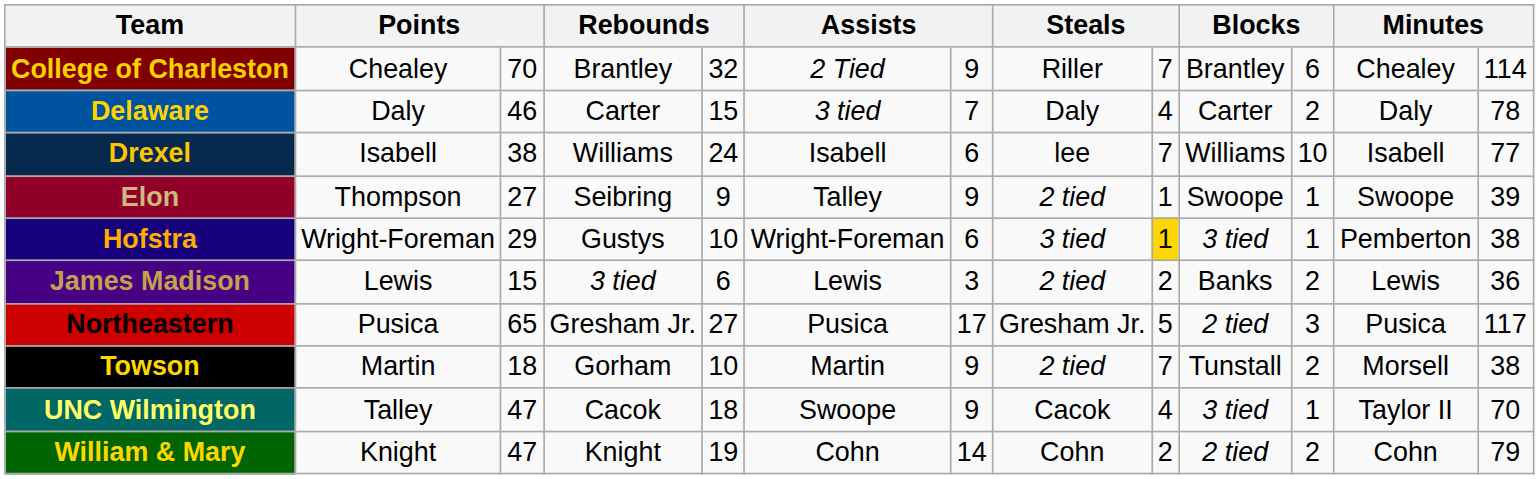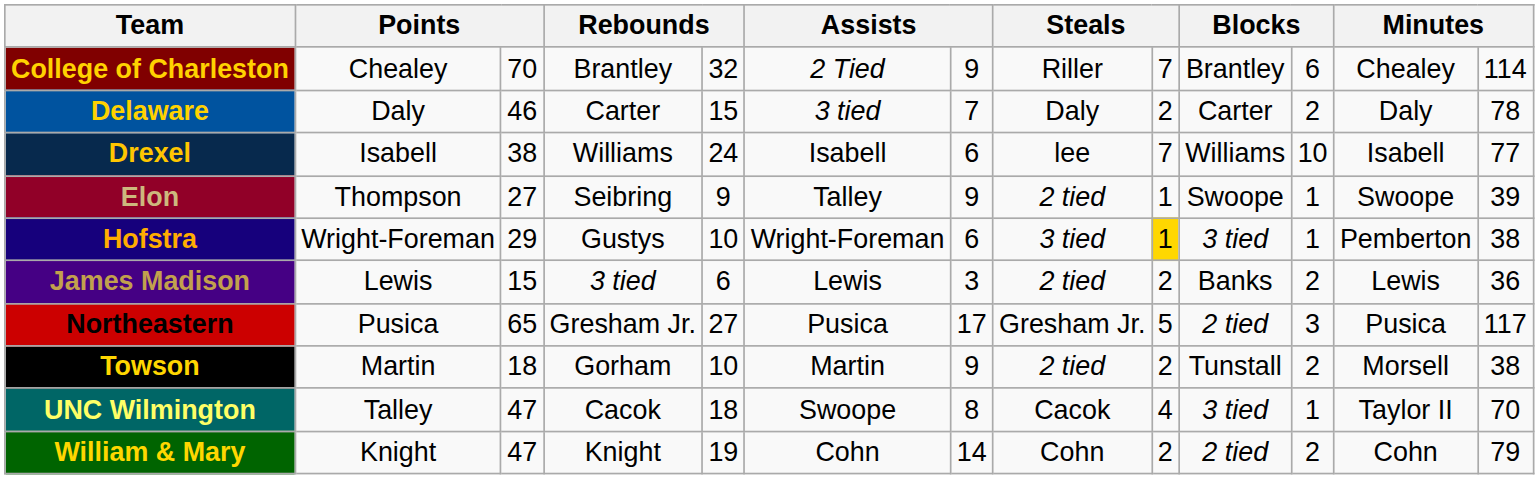(1165, 111) 4 -> (1165, 111) 2
(1165, 366) 7 -> (1165, 366) 2
(972, 409) 9 -> (972, 409) 8
